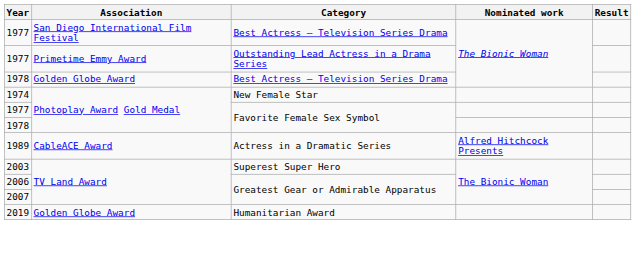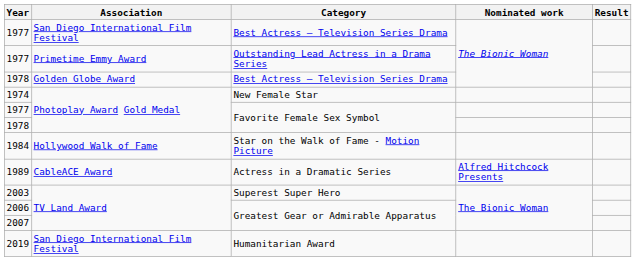+ row: (18, 146)
(84, 212) Golden Globe Award -> (112, 244) San Diego International Film Festival
